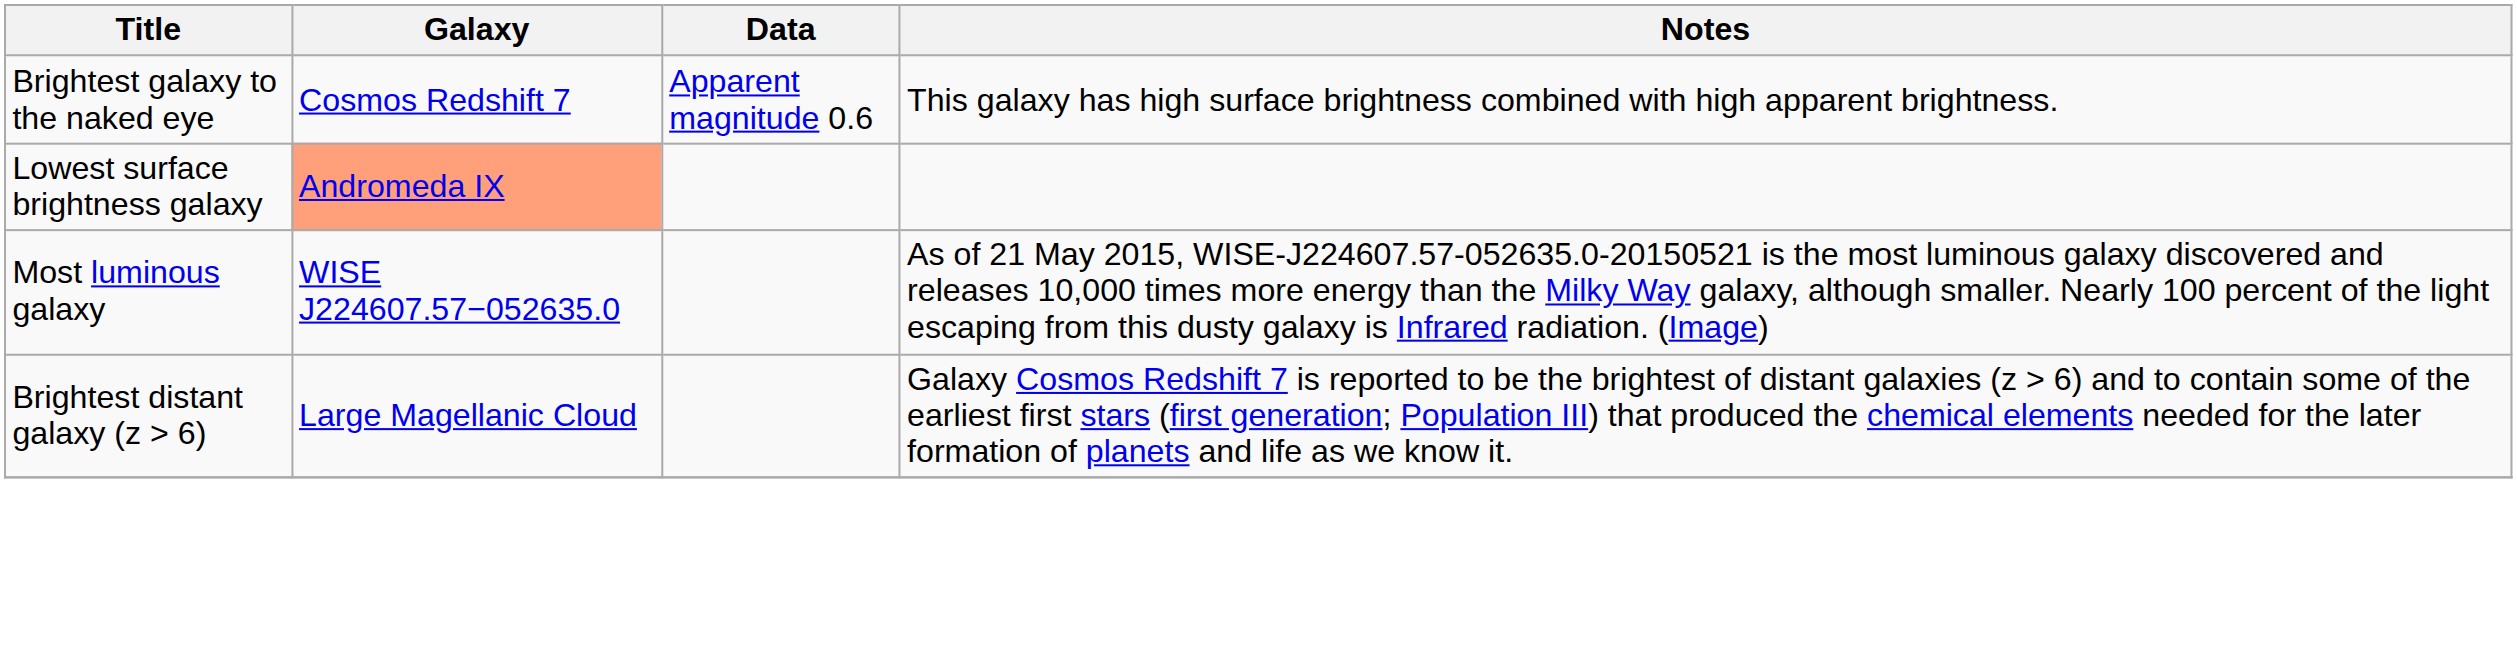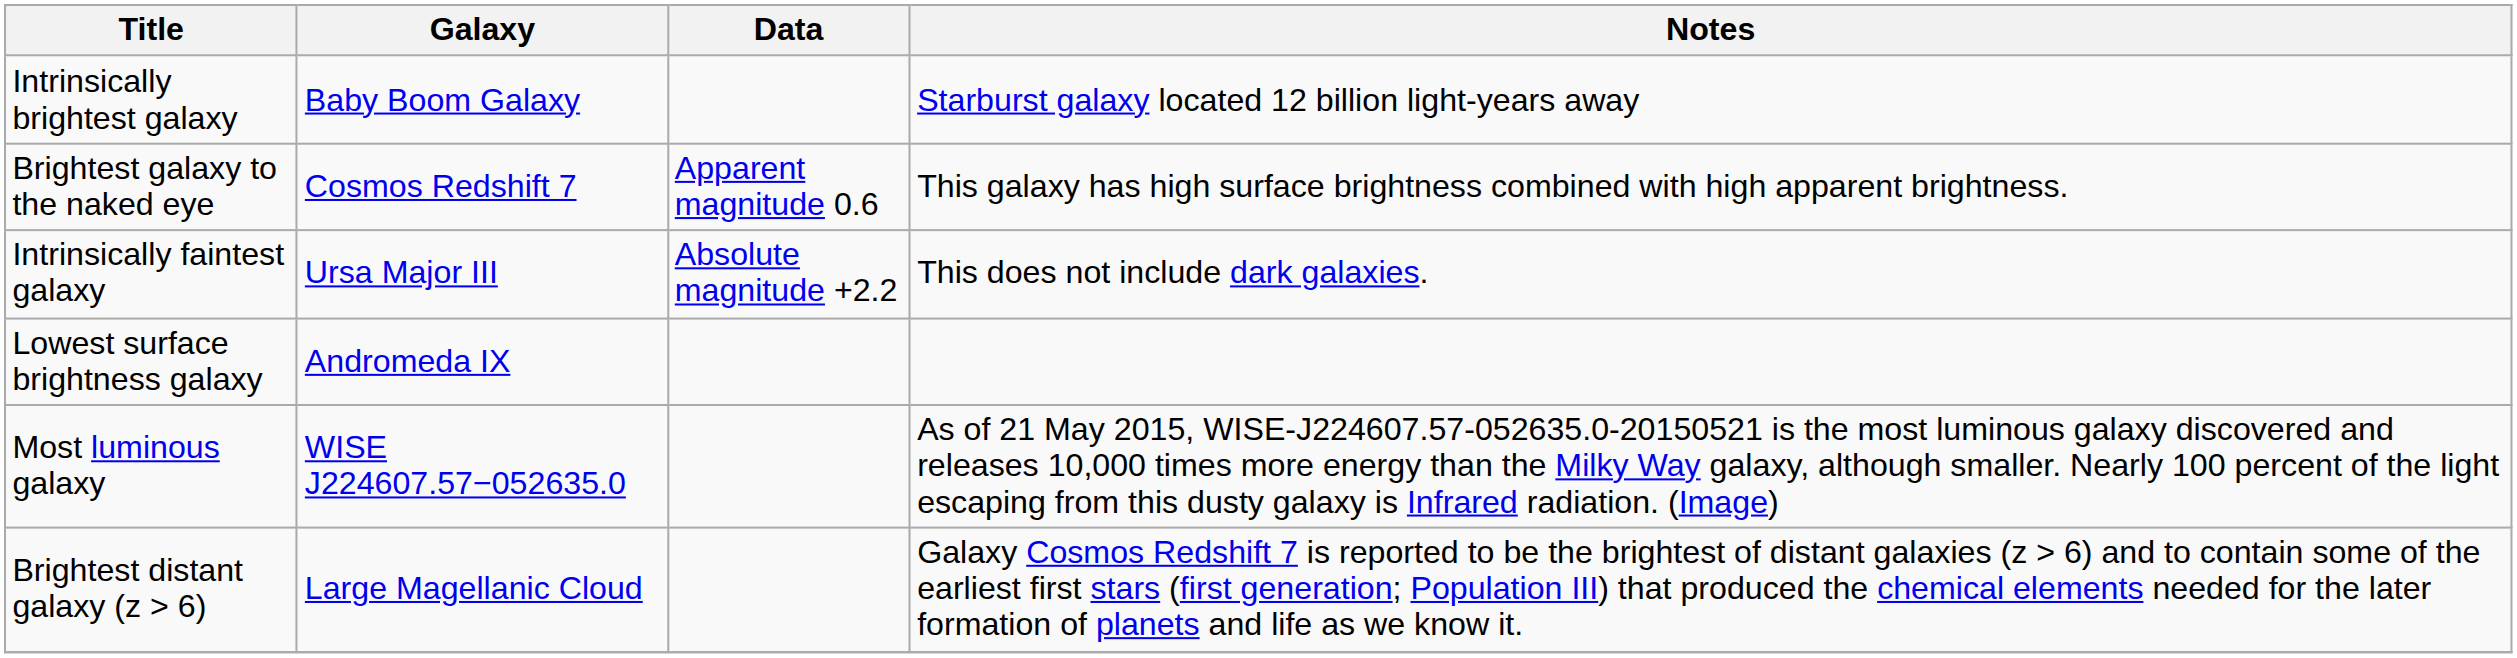+ row: (125, 99)
+ row: (148, 273)
(402, 186) lightsalmon background -> (408, 360) no background
